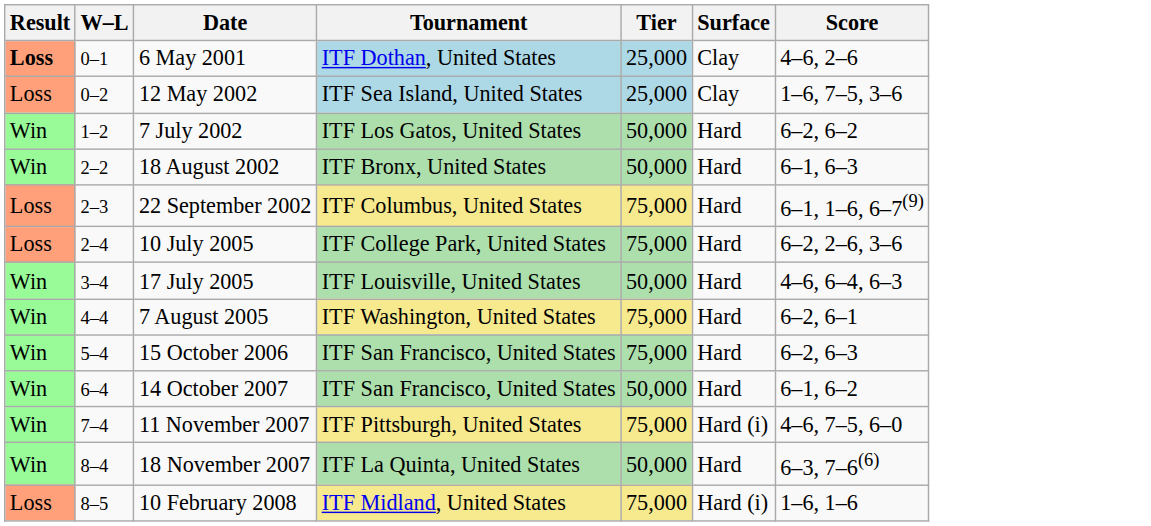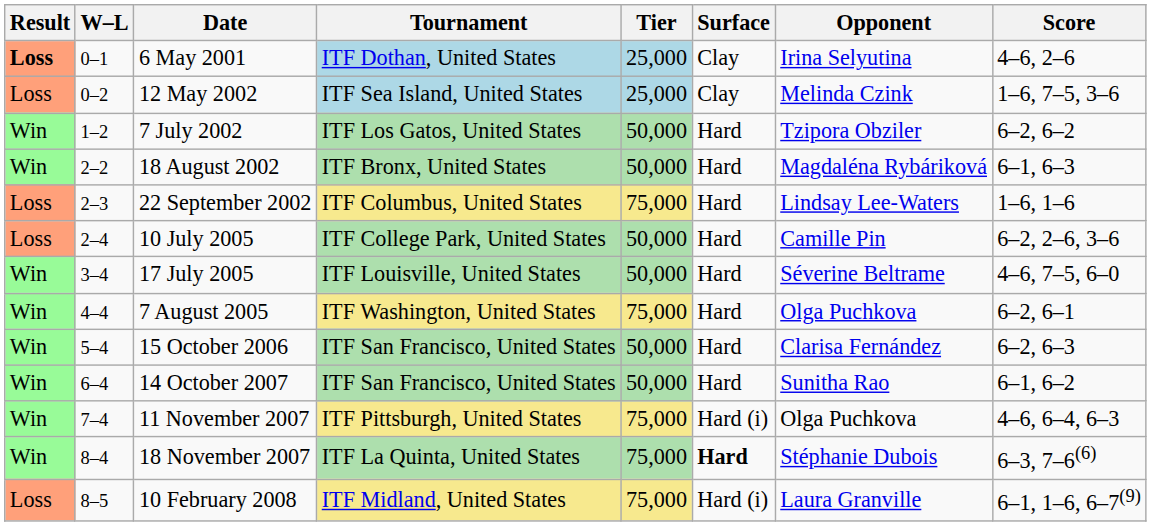+ column: (884, 22)
(852, 205) 6–1, 1–6, 6–7(9) -> (1036, 202) 1–6, 1–6
(656, 244) 75,000 -> (656, 238) 50,000
(841, 280) 4–6, 6–4, 6–3 -> (1058, 274) 4–6, 7–5, 6–0
(656, 352) 75,000 -> (656, 346) 50,000
(841, 424) 4–6, 7–5, 6–0 -> (1058, 418) 4–6, 6–4, 6–3
(656, 463) 50,000 -> (656, 457) 75,000
(719, 463) normal -> (723, 457) bold
(819, 502) 1–6, 1–6 -> (1069, 499) 6–1, 1–6, 6–7(9)
